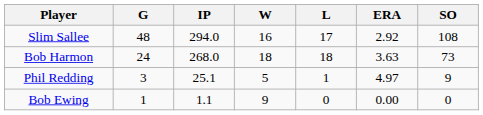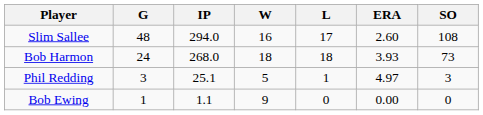(387, 36) 2.92 -> (387, 36) 2.60
(387, 57) 3.63 -> (387, 57) 3.93
(448, 78) 9 -> (448, 78) 3
